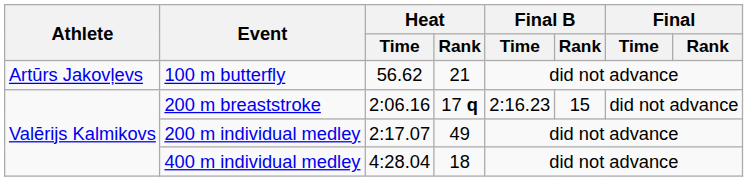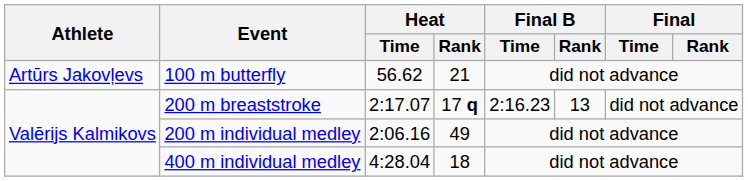(400, 105) 2:06.16 -> (400, 105) 2:17.07
(580, 105) 15 -> (580, 105) 13
(400, 133) 2:17.07 -> (400, 133) 2:06.16
